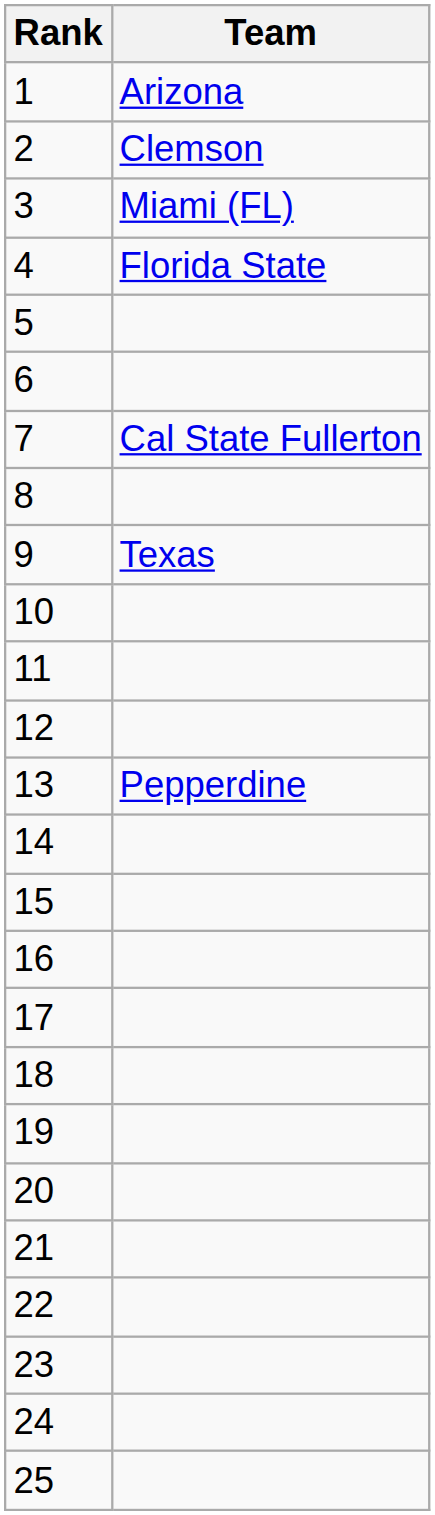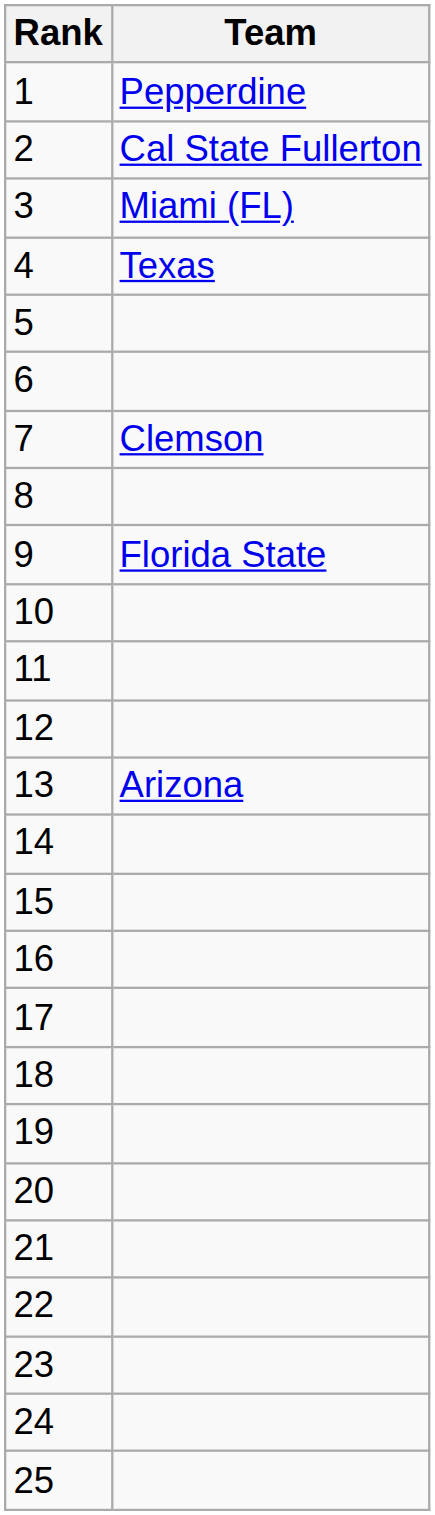(181, 91) Arizona -> (213, 91) Pepperdine
(192, 149) Clemson -> (271, 149) Cal State Fullerton
(223, 264) Florida State -> (167, 264) Texas
(271, 438) Cal State Fullerton -> (192, 438) Clemson
(167, 554) Texas -> (223, 554) Florida State
(213, 785) Pepperdine -> (181, 785) Arizona
